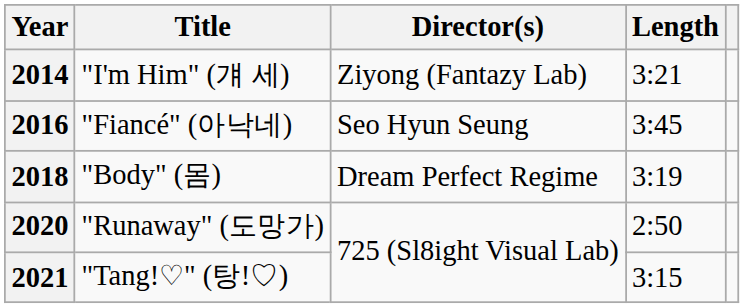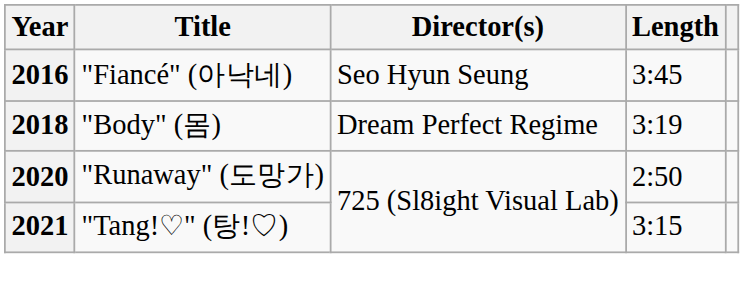- row: (40, 74)
